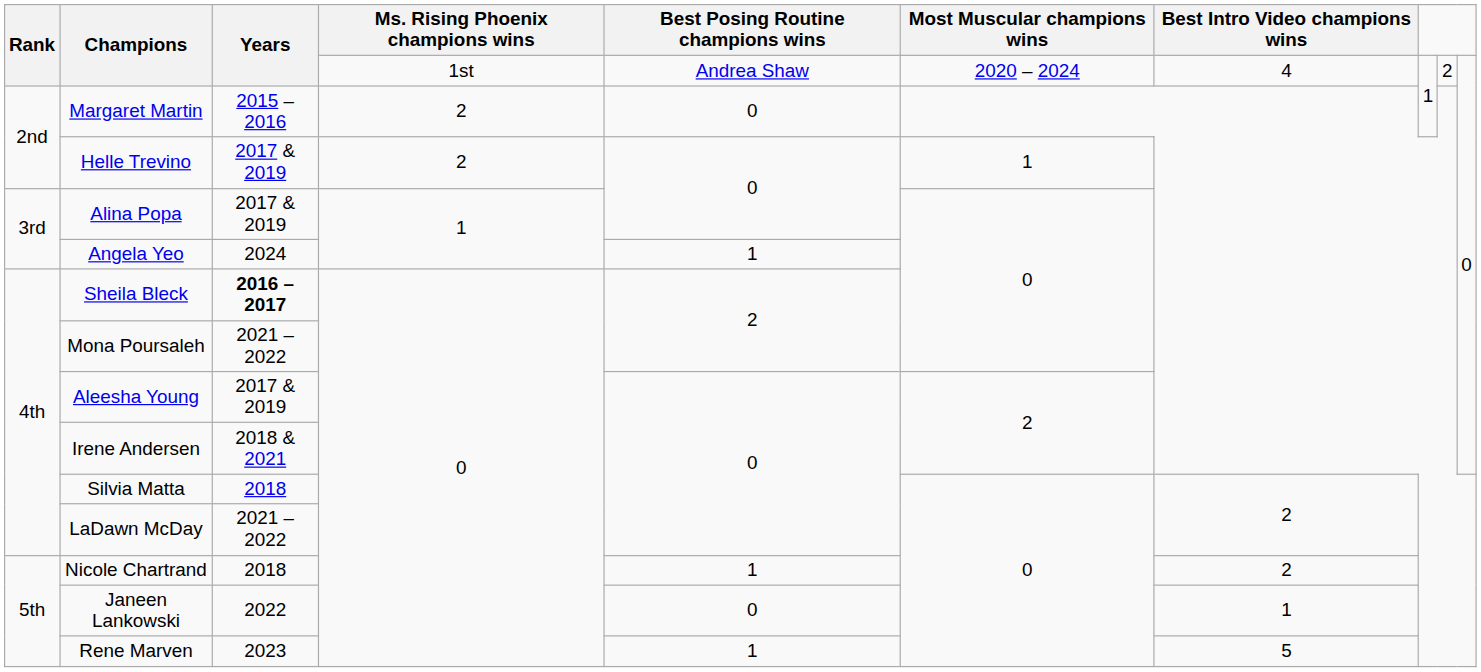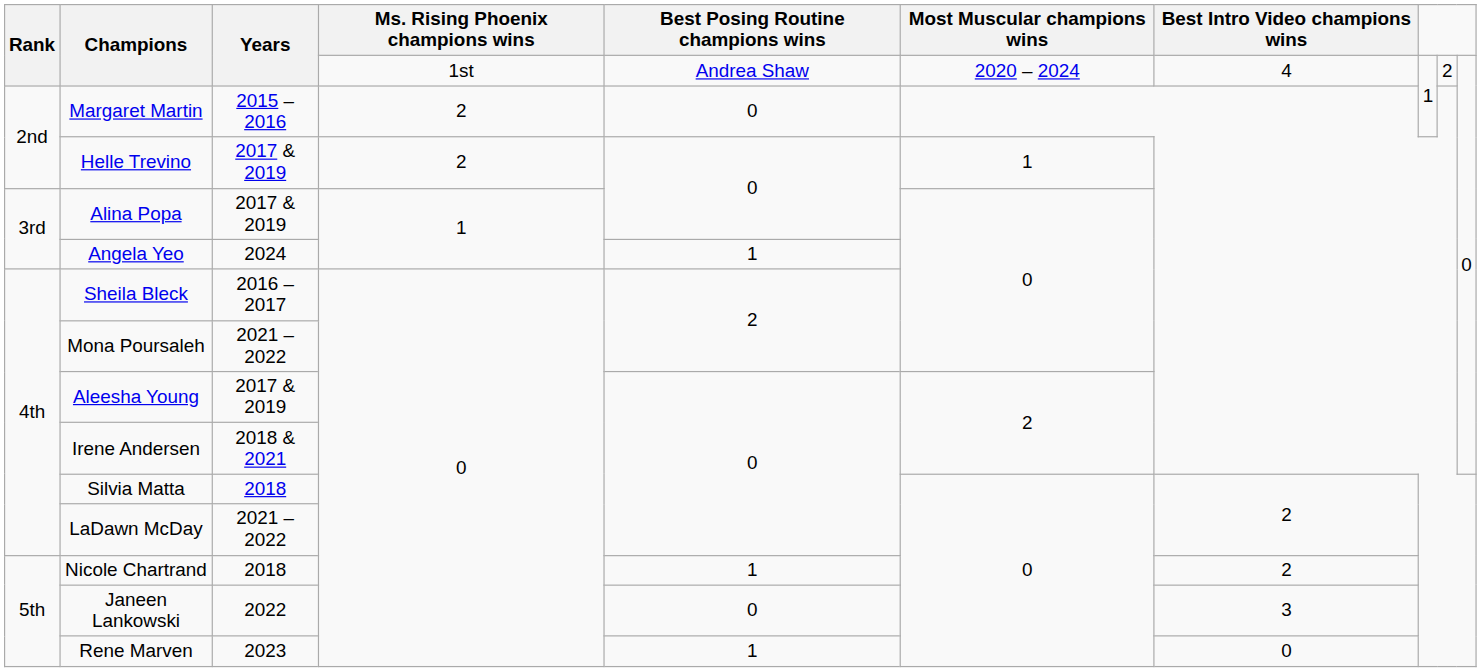(265, 294) bold -> (265, 294) normal
(1286, 610) 1 -> (1286, 610) 3
(1286, 651) 5 -> (1286, 651) 0
